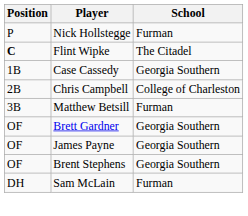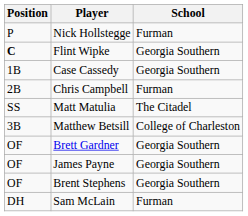(164, 51) The Citadel -> (178, 51) Georgia Southern
(188, 88) College of Charleston -> (154, 88) Furman
+ row: (84, 107)
(154, 107) Furman -> (188, 126) College of Charleston
